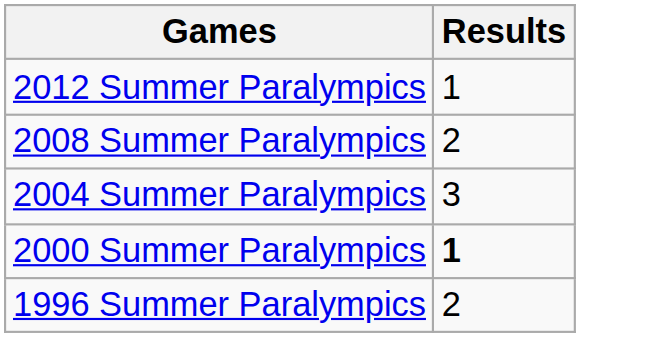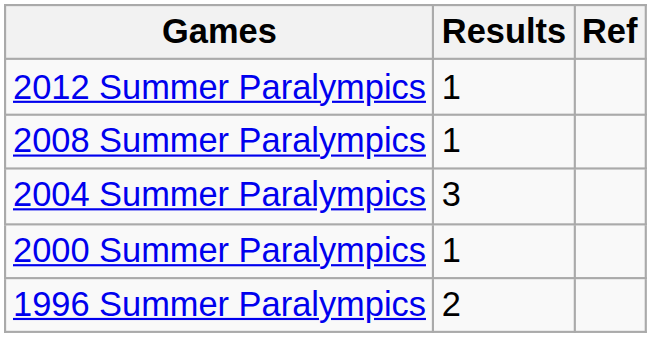+ column: (610, 31)
(451, 140) 2 -> (451, 140) 1
(451, 250) bold -> (451, 250) normal
